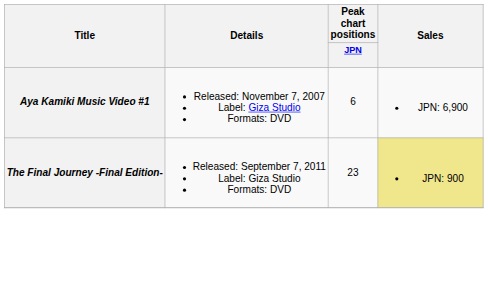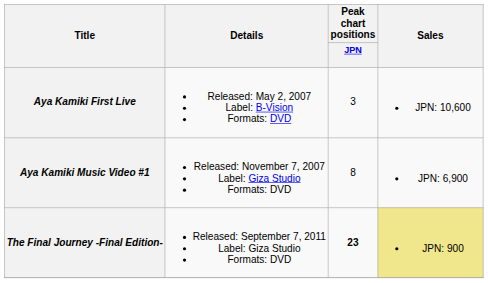+ row: (85, 102)
(353, 102) 6 -> (353, 172) 8
(353, 172) normal -> (353, 242) bold
